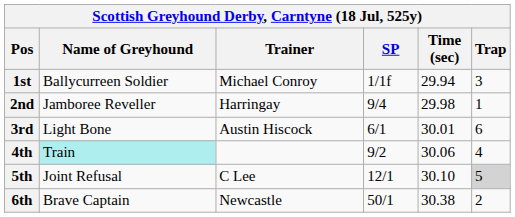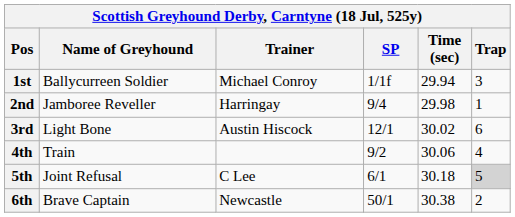(377, 128) 6/1 -> (381, 128) 12/1
(438, 128) 30.01 -> (438, 128) 30.02
(59, 152) paleturquoise background -> (59, 152) no background
(381, 176) 12/1 -> (377, 176) 6/1
(438, 176) 30.10 -> (438, 176) 30.18
